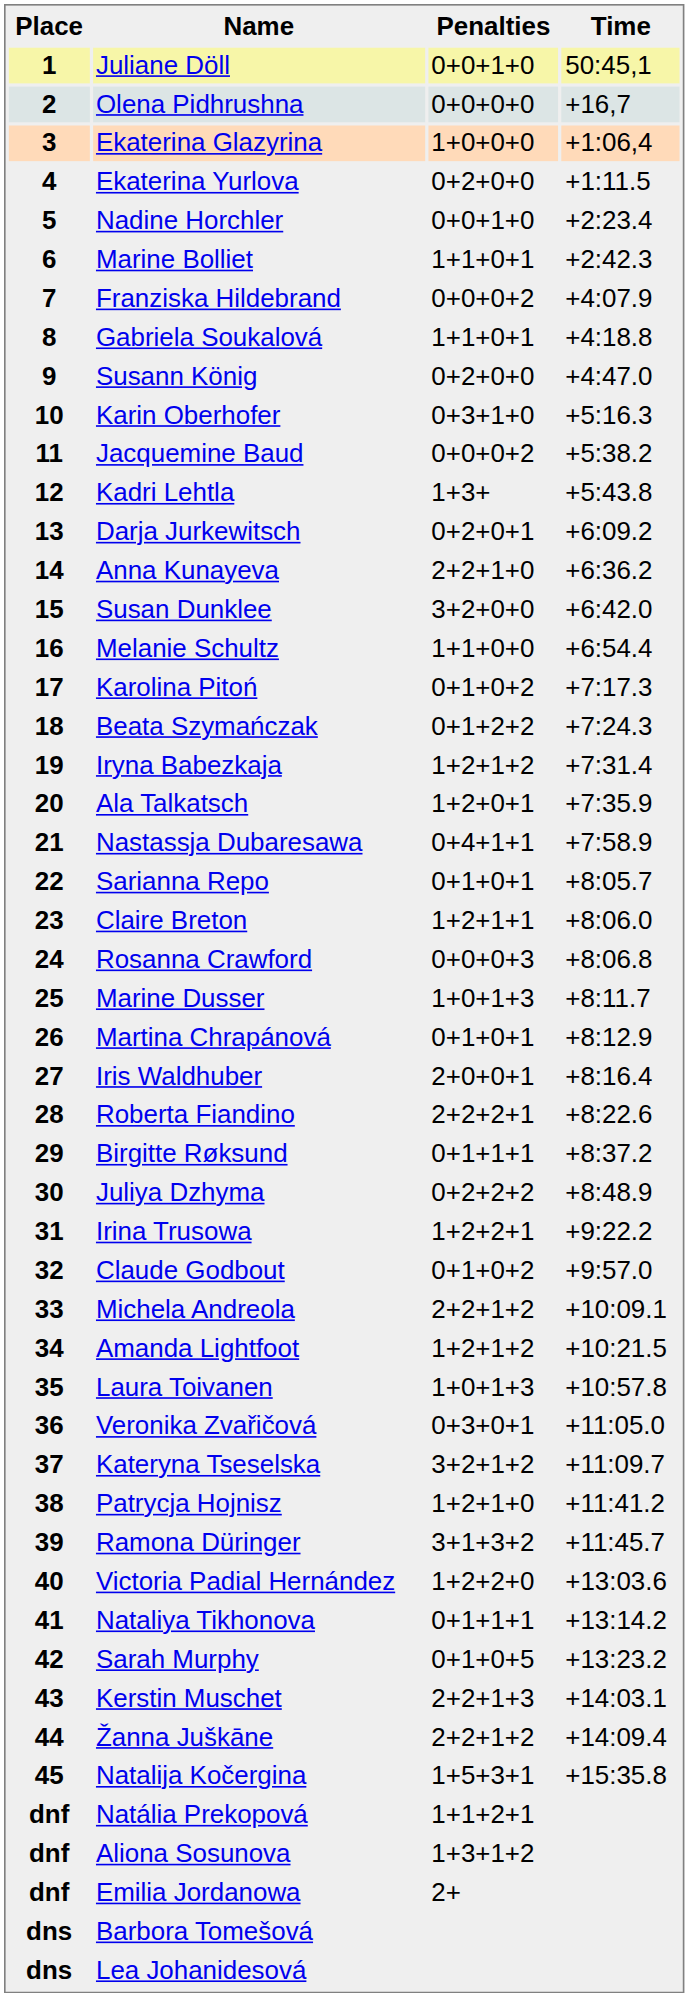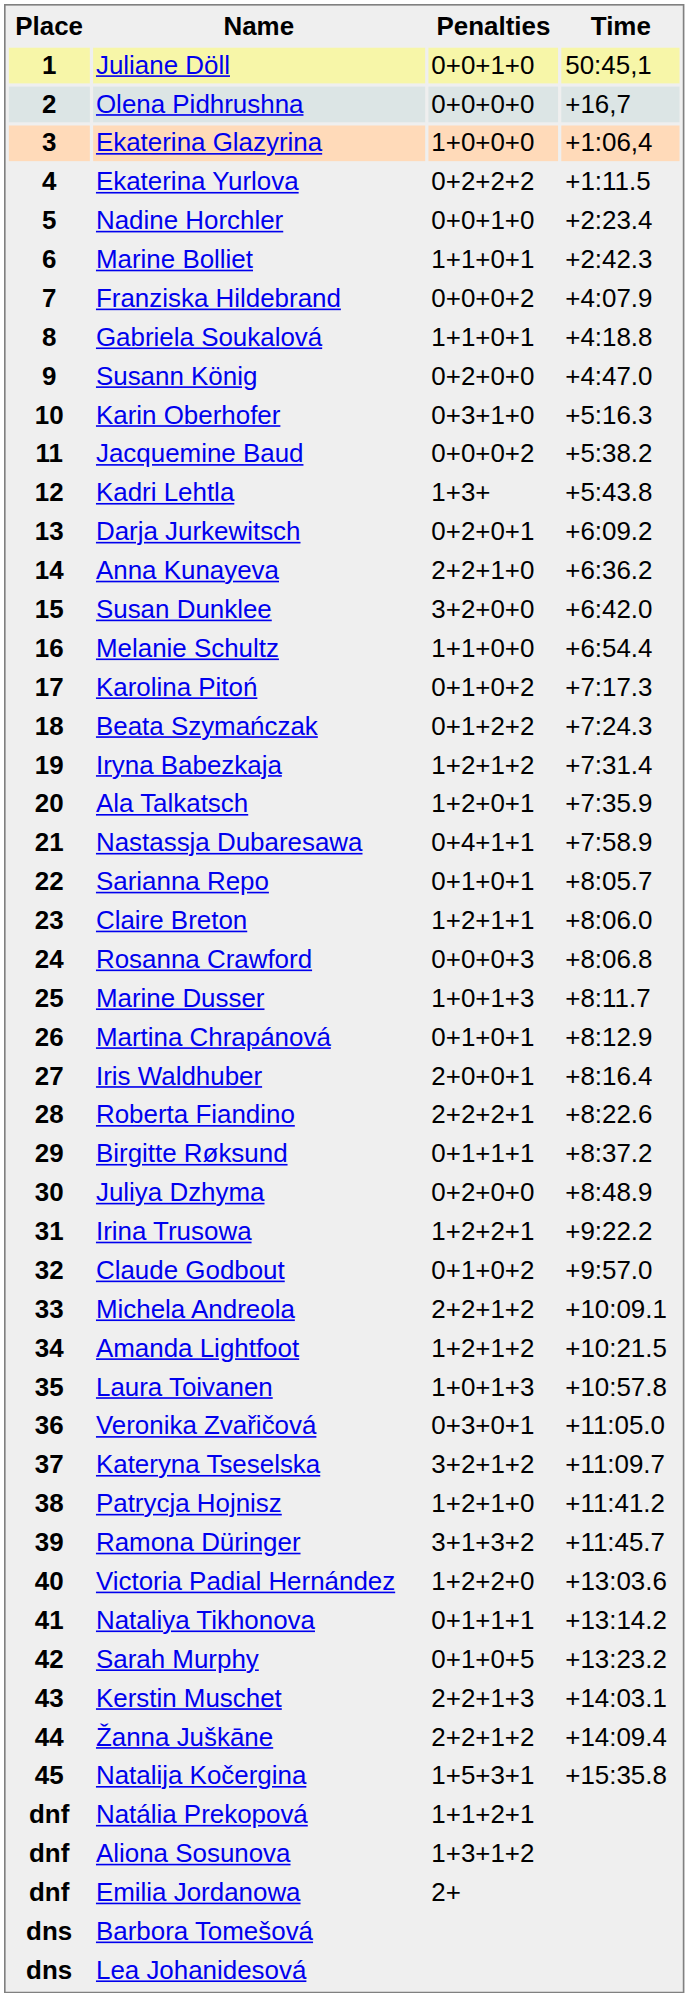(483, 181) 0+2+0+0 -> (483, 181) 0+2+2+2
(483, 1192) 0+2+2+2 -> (483, 1192) 0+2+0+0
